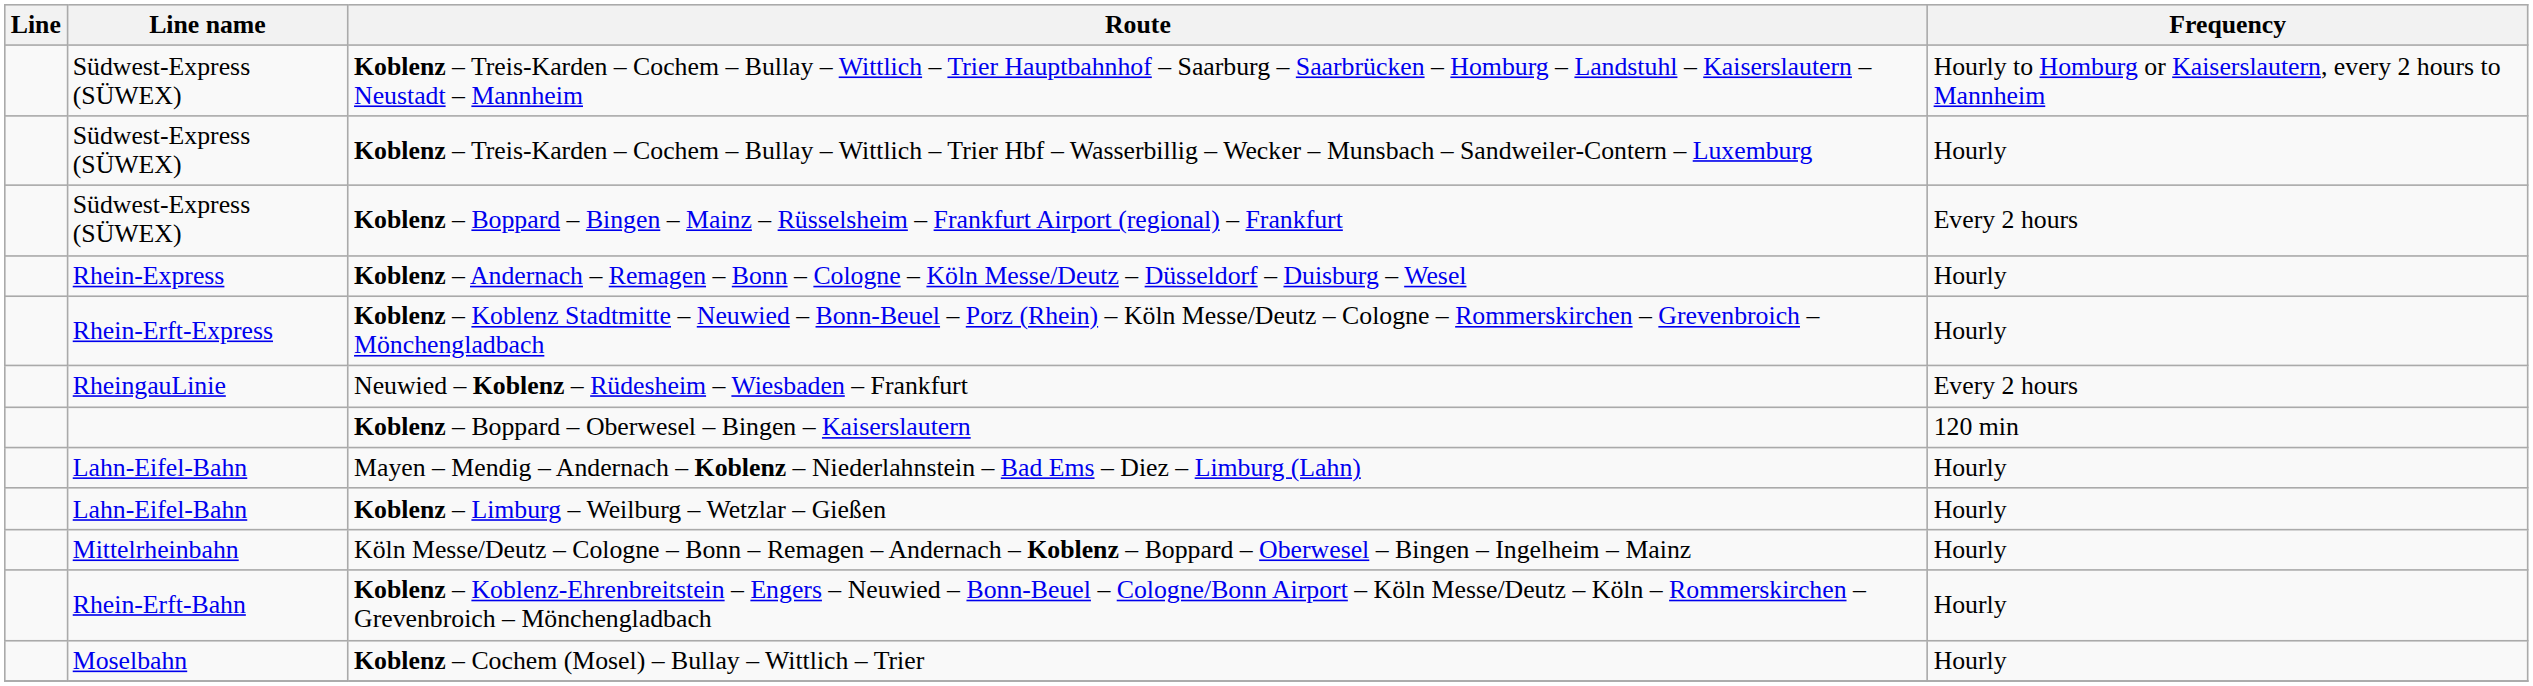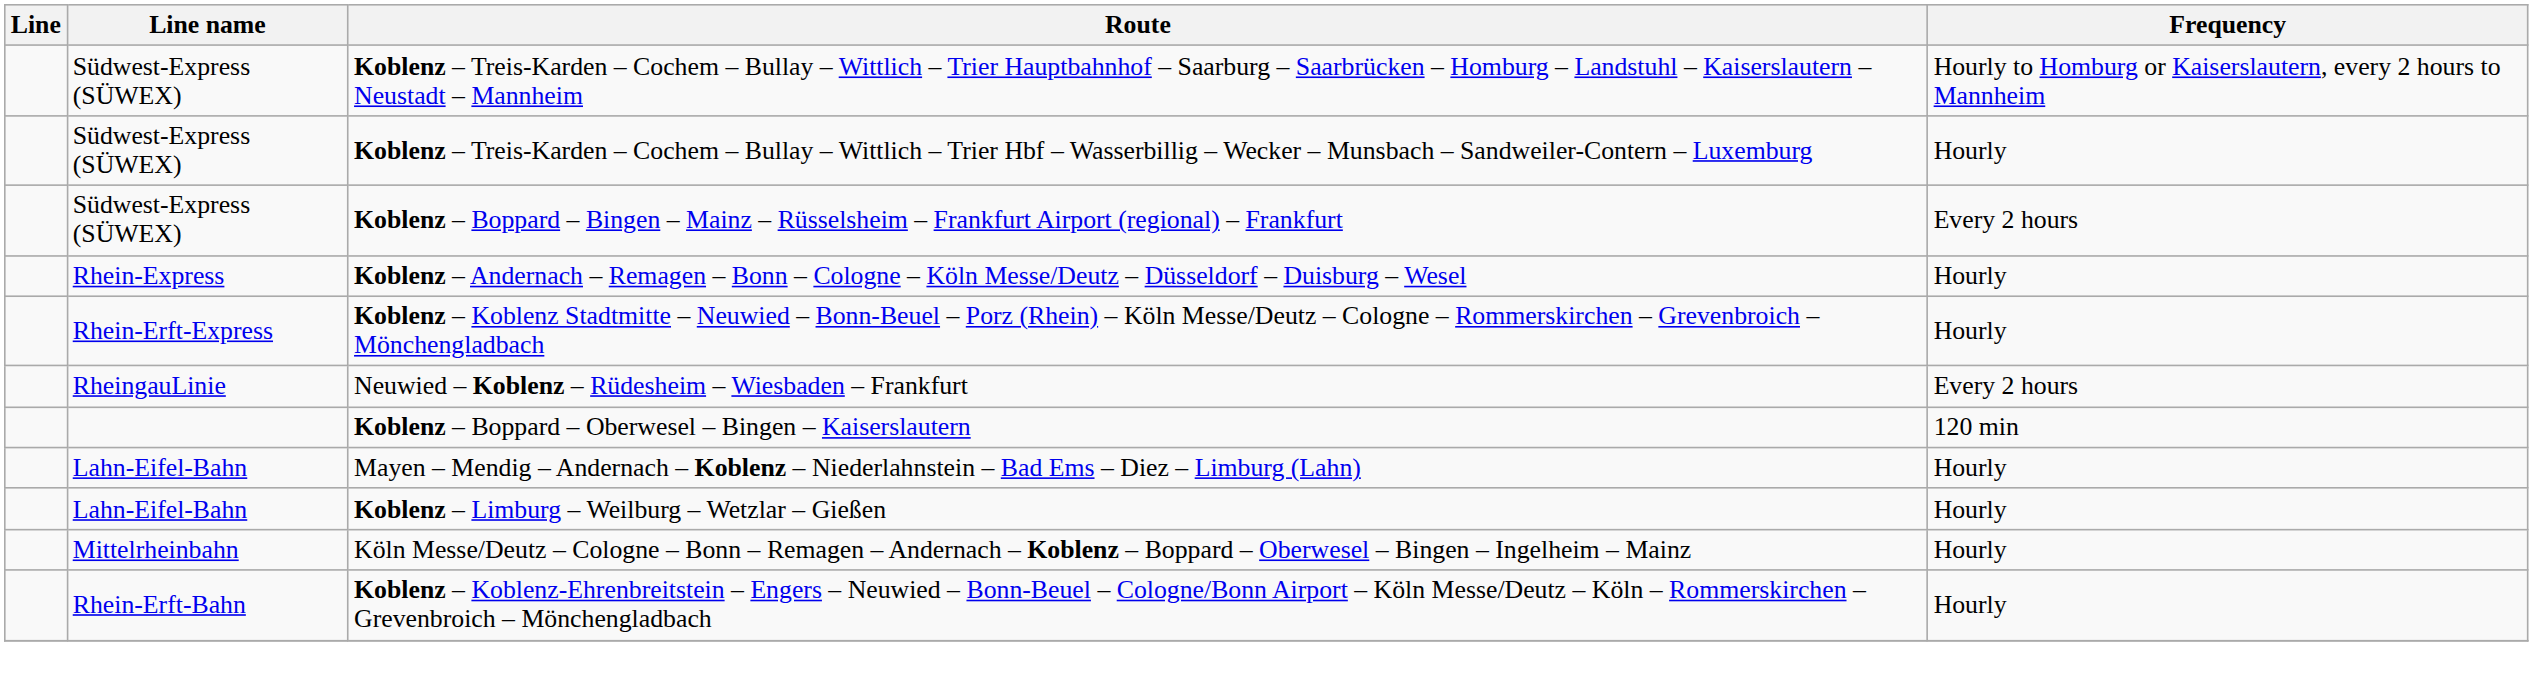- row: (639, 660)
